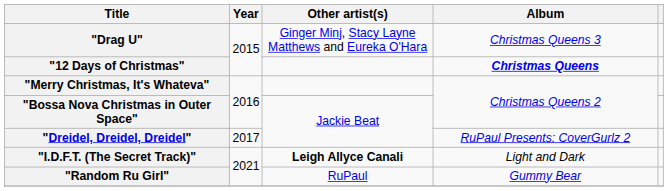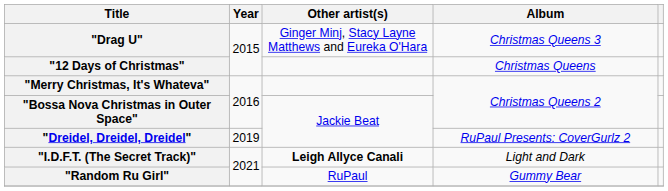(545, 66) bold -> (545, 66) normal
(246, 137) 2017 -> (246, 137) 2019
